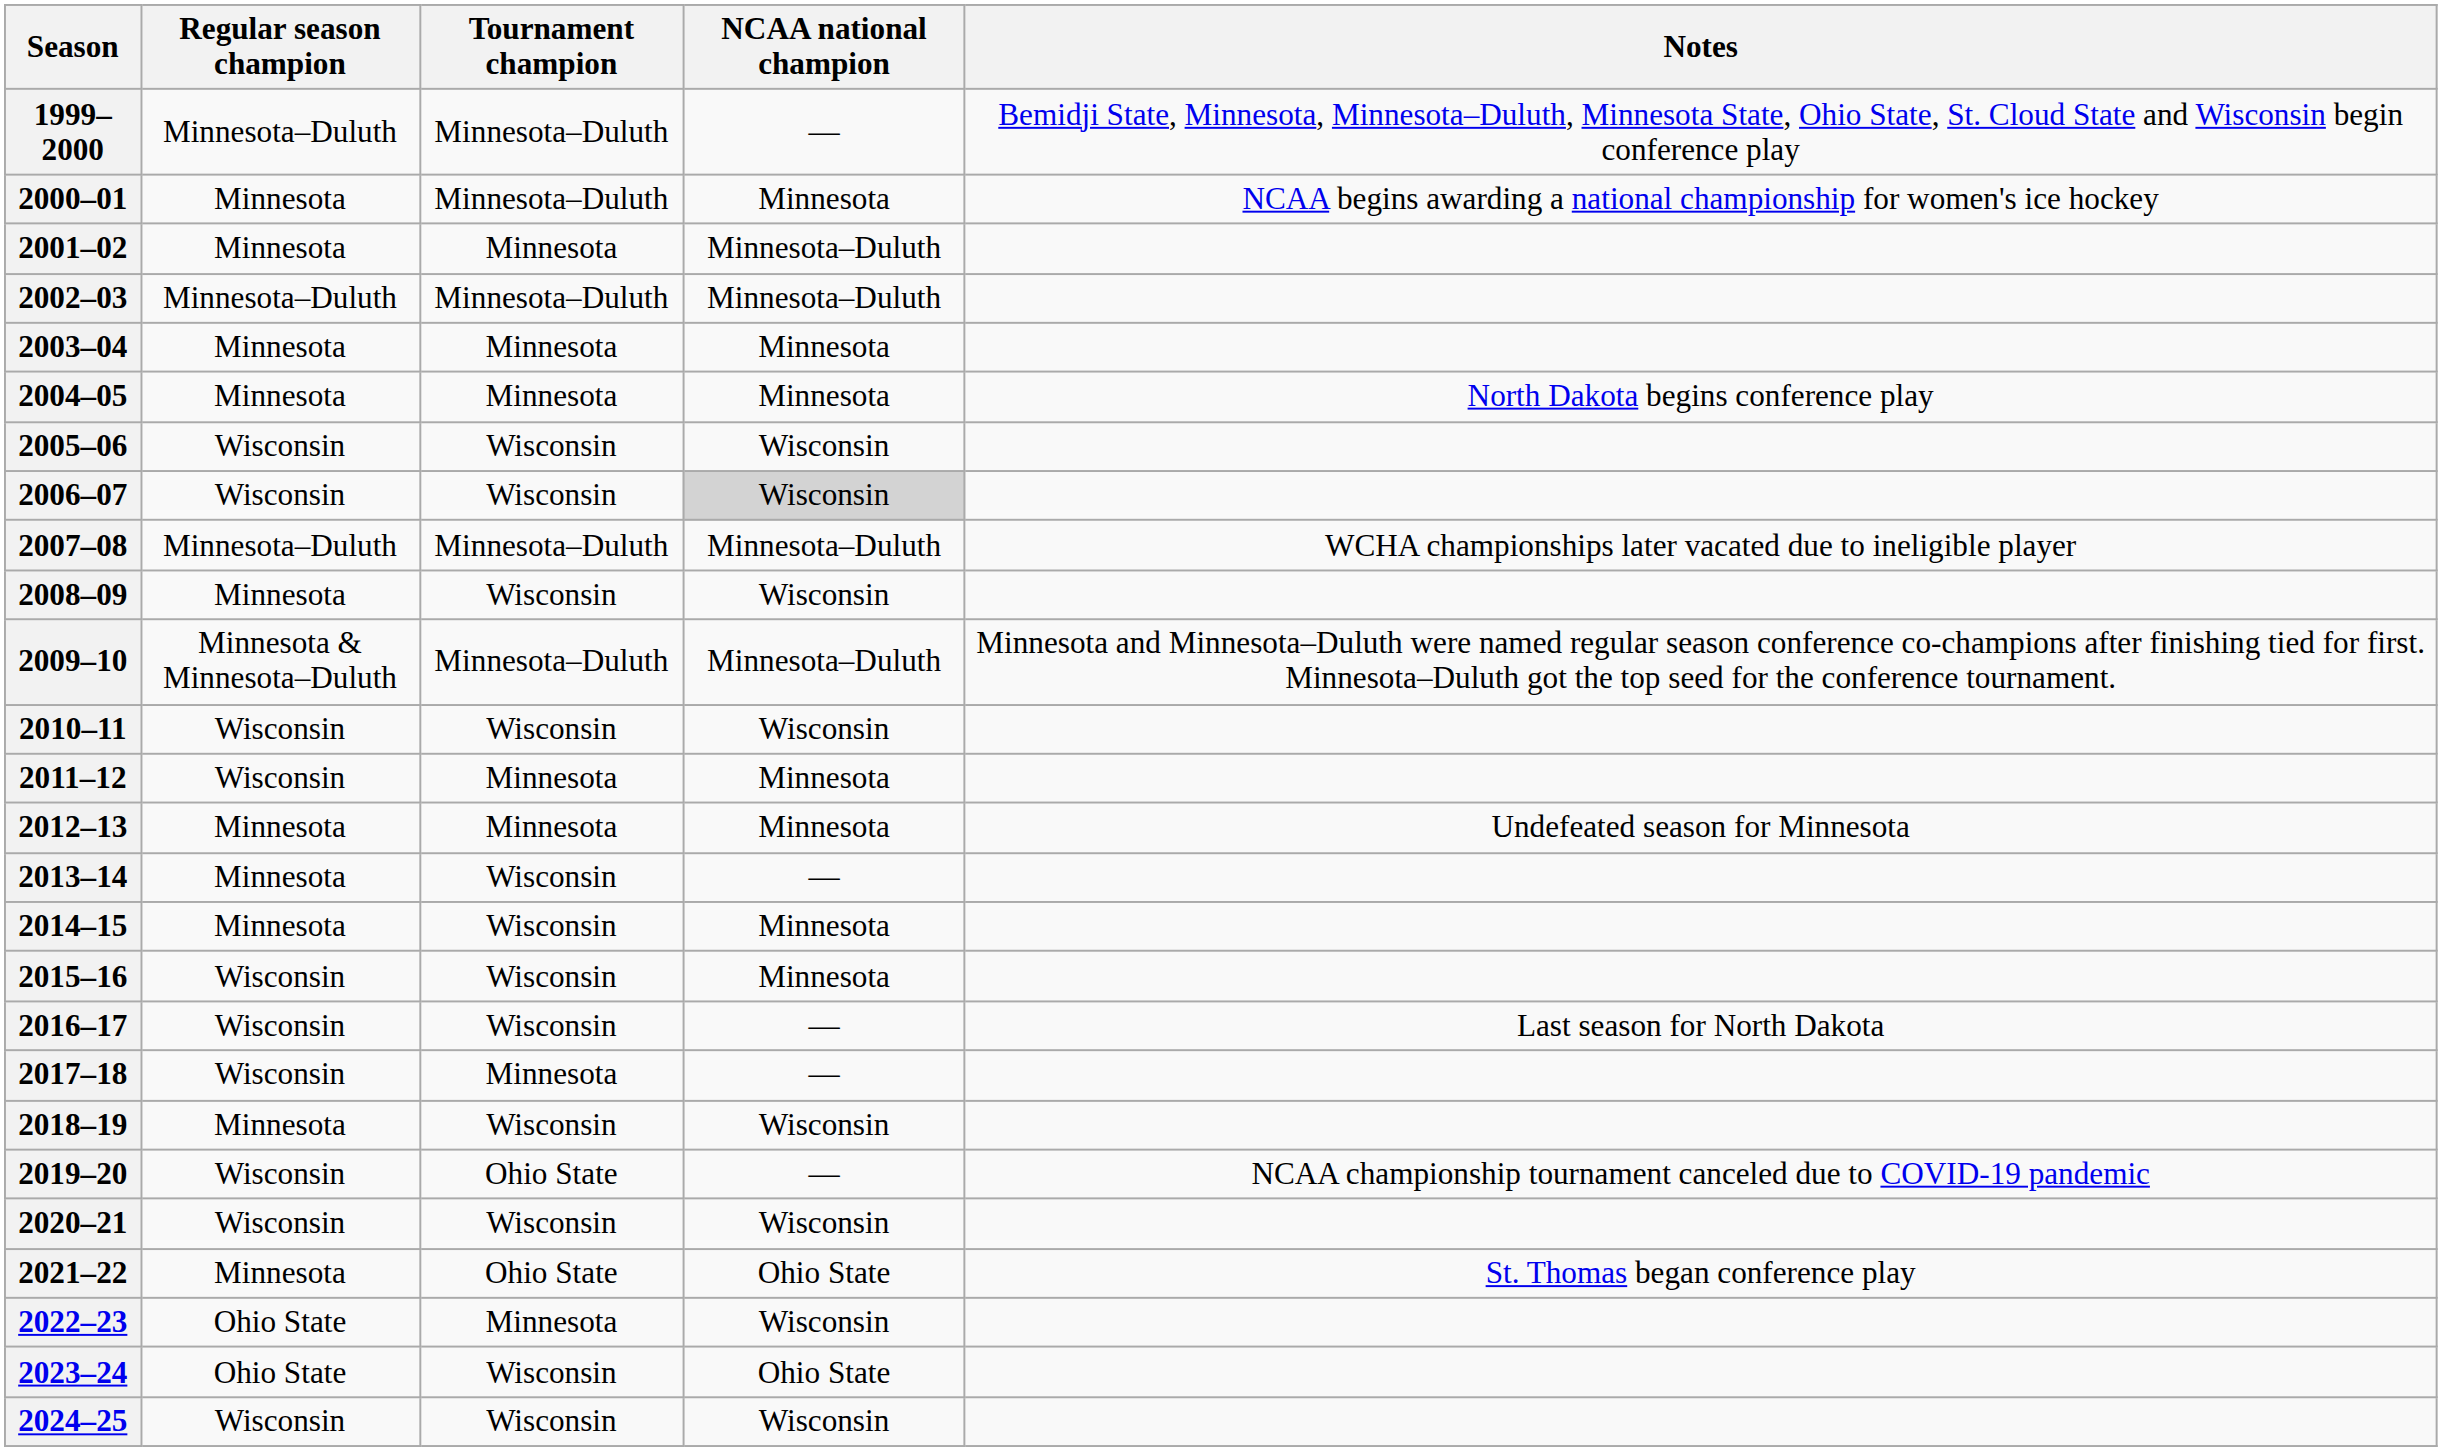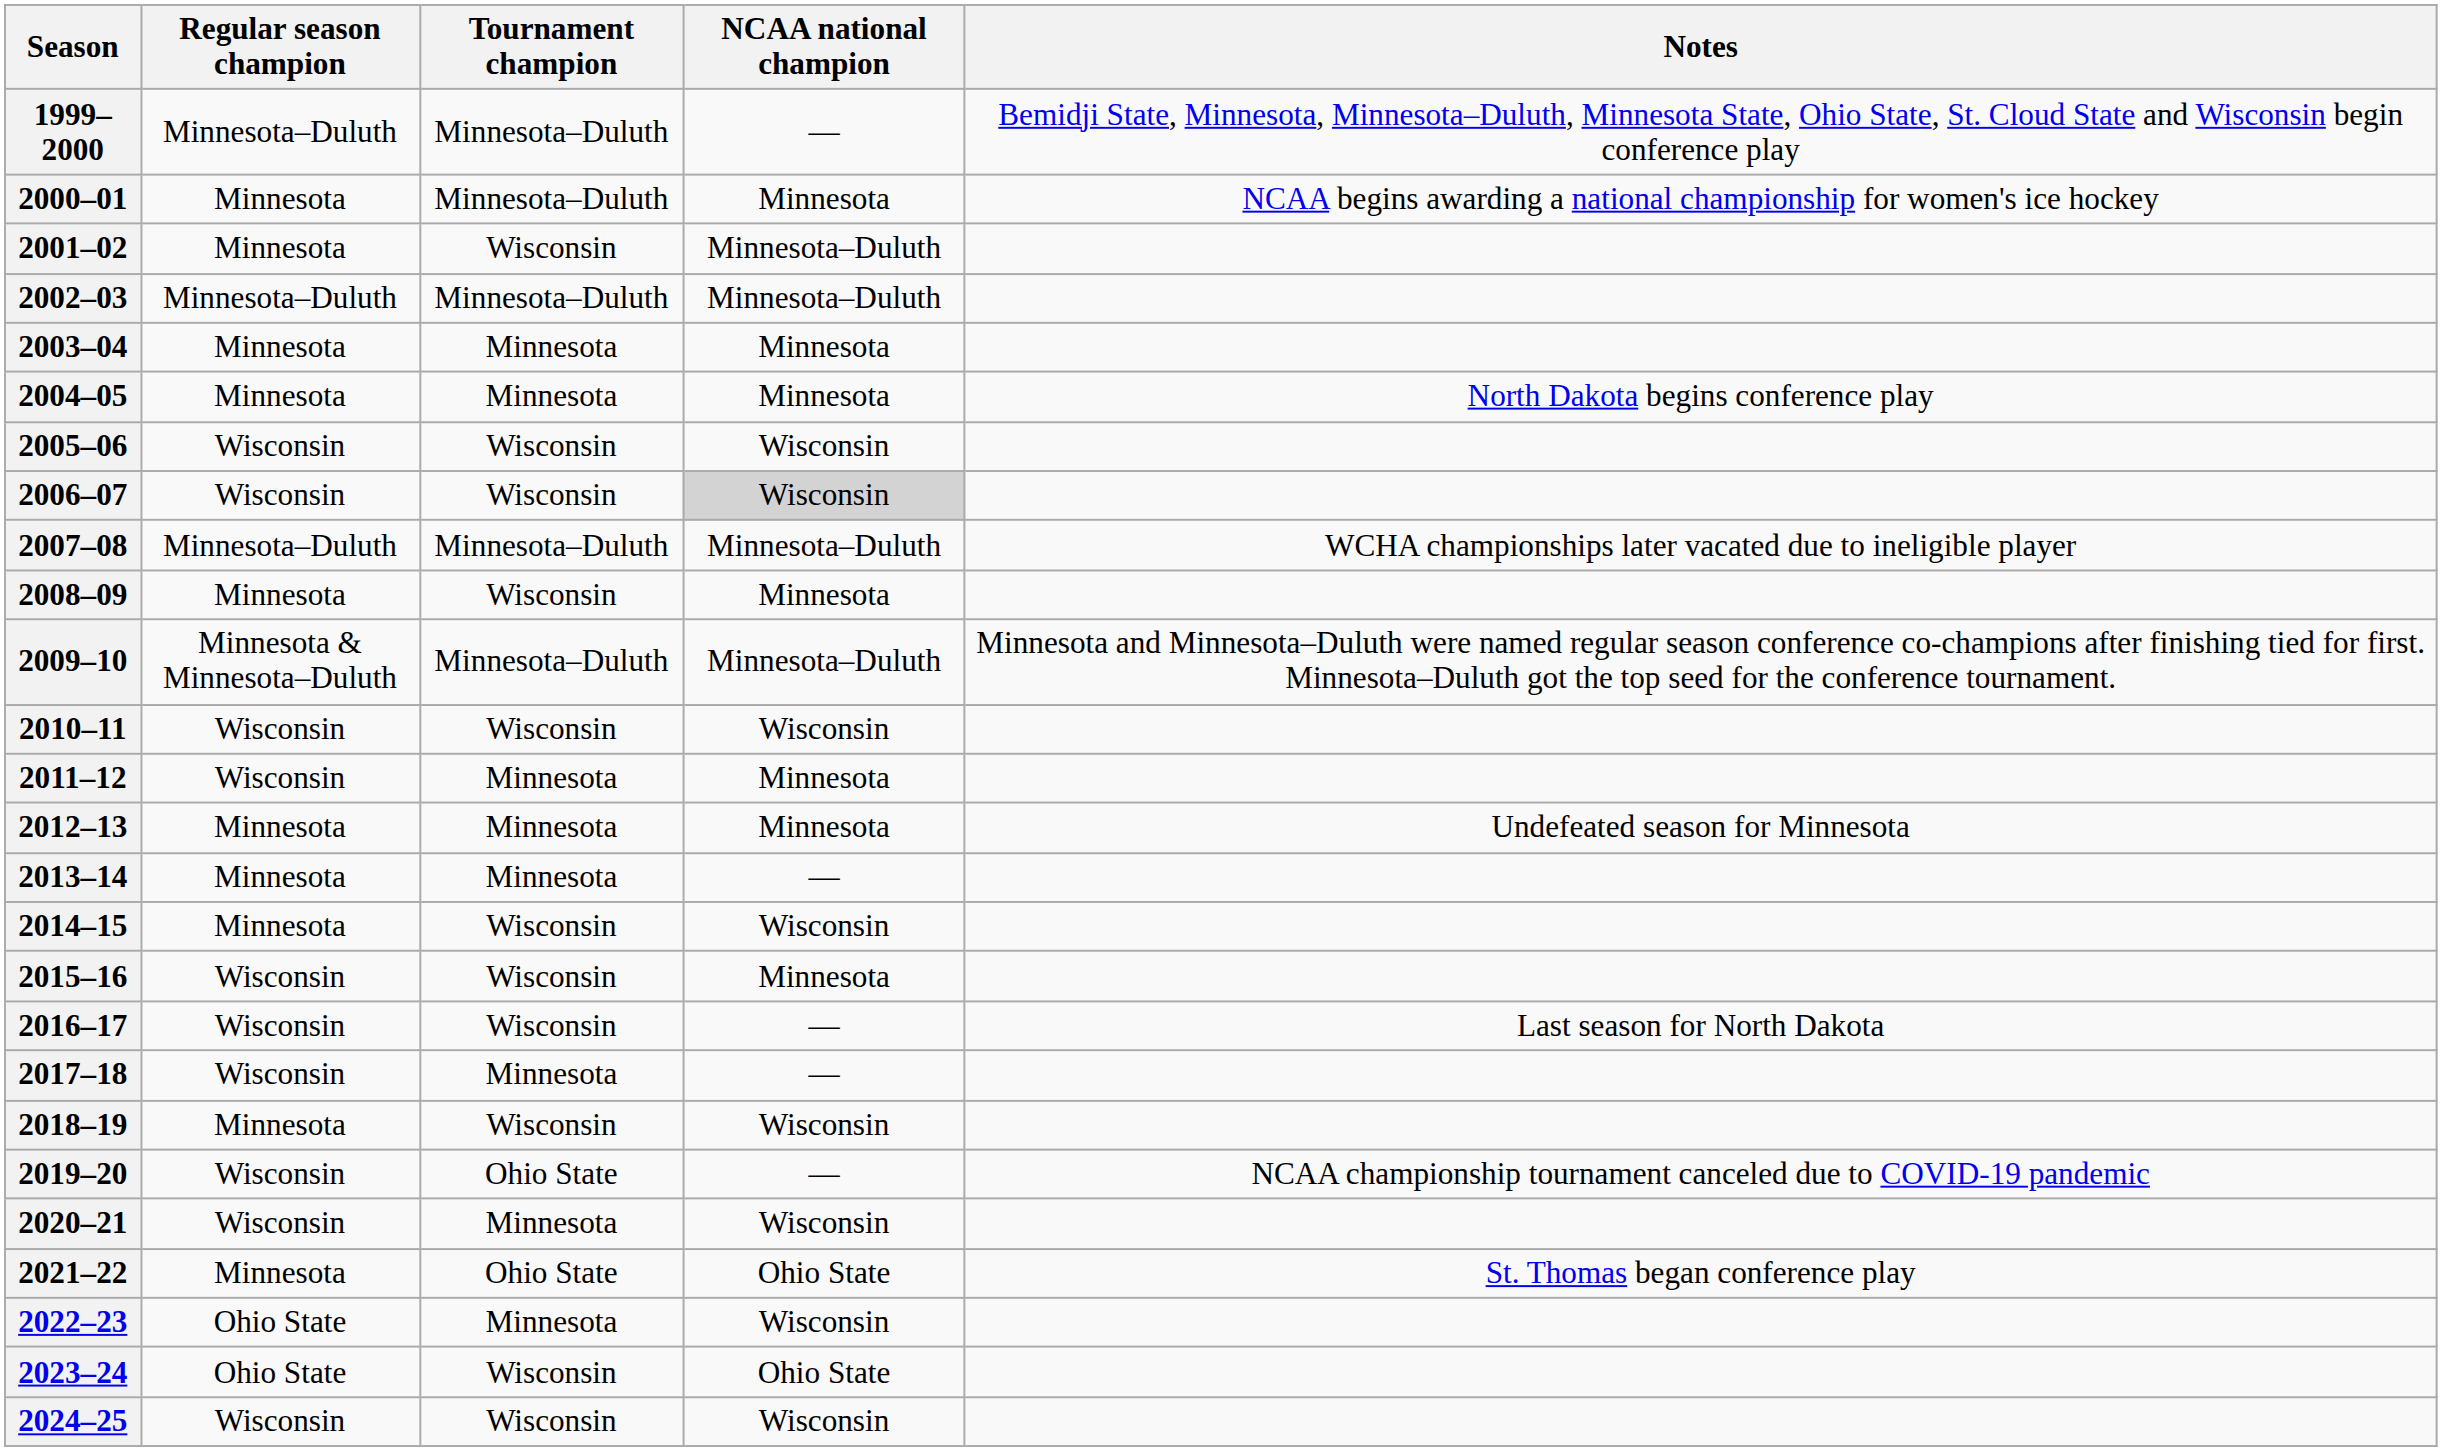(551, 247) Minnesota -> (551, 247) Wisconsin
(824, 594) Wisconsin -> (824, 594) Minnesota
(551, 876) Wisconsin -> (551, 876) Minnesota
(824, 926) Minnesota -> (824, 926) Wisconsin
(551, 1223) Wisconsin -> (551, 1223) Minnesota
